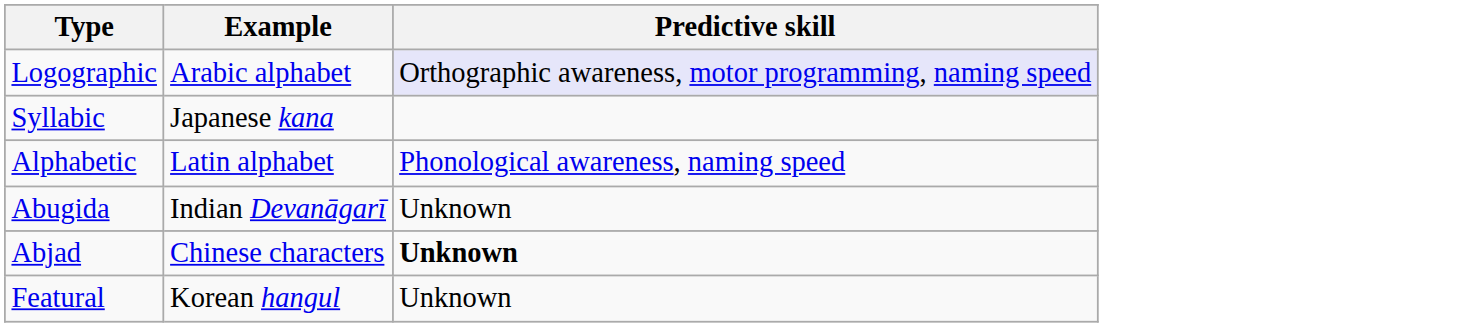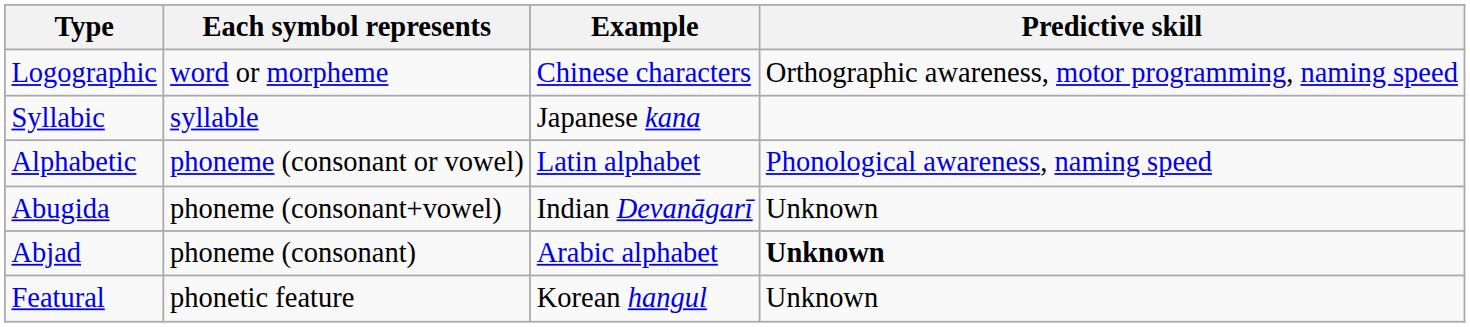+ column: (347, 27)
(261, 72) Arabic alphabet -> (644, 72) Chinese characters
(745, 72) lavender background -> (1112, 72) no background
(277, 252) Chinese characters -> (627, 252) Arabic alphabet
